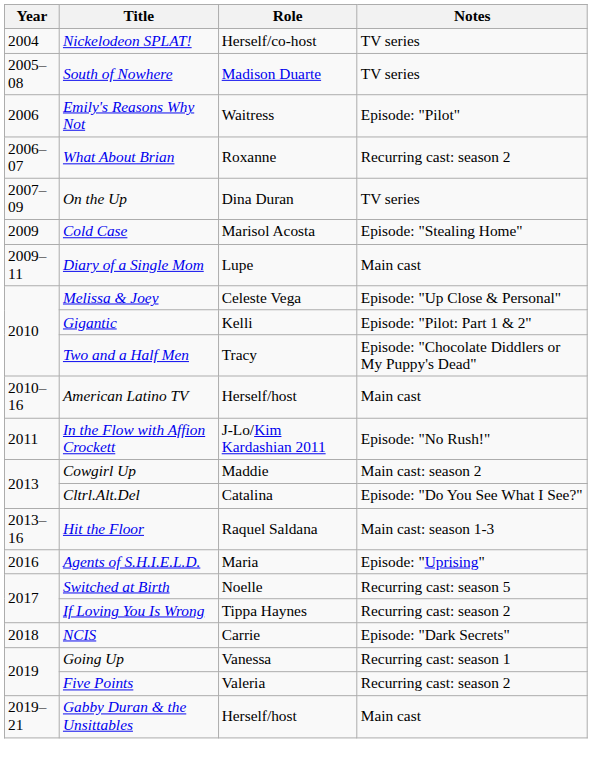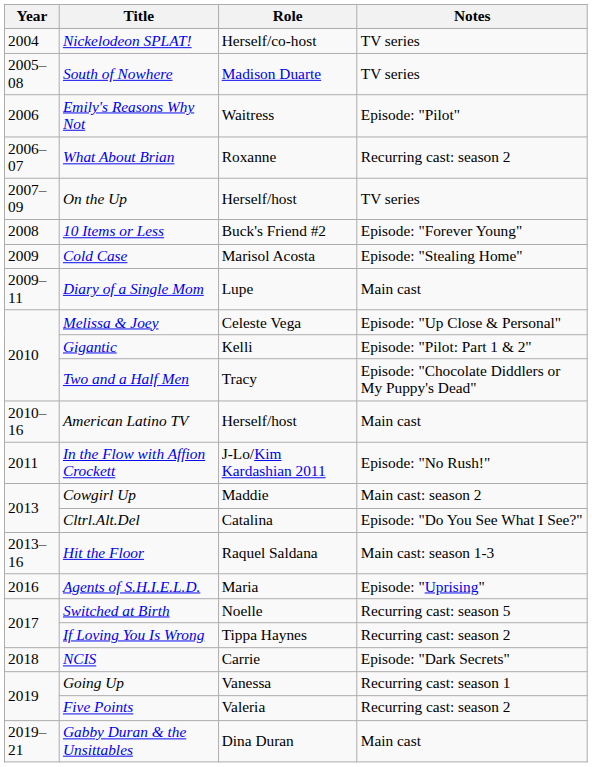(258, 198) Dina Duran -> (259, 198) Herself/host
+ row: (114, 231)
(259, 716) Herself/host -> (258, 741) Dina Duran
